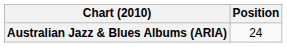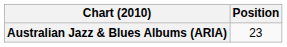(256, 32) 24 -> (256, 32) 23
